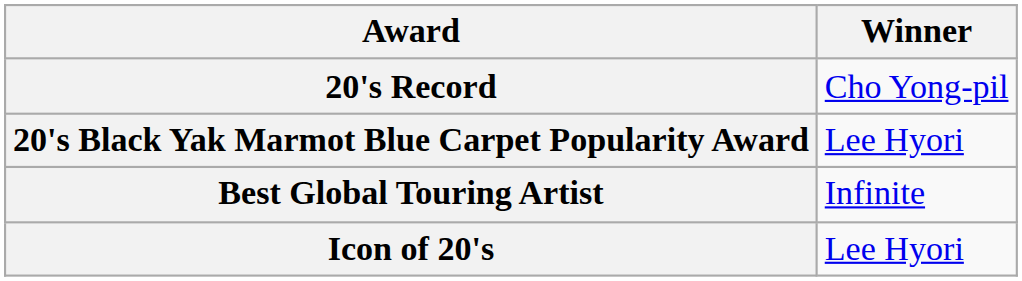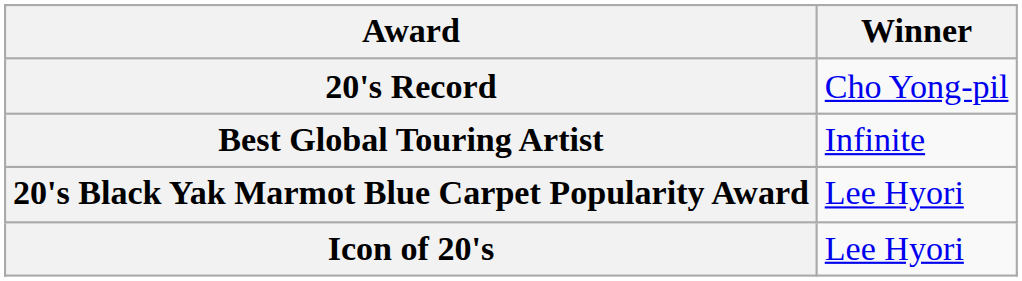rows swapped: (411, 139) <-> (411, 193)
